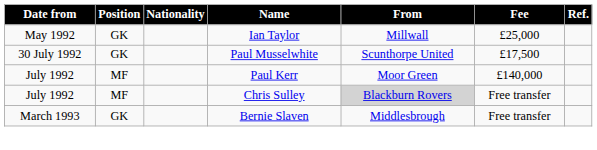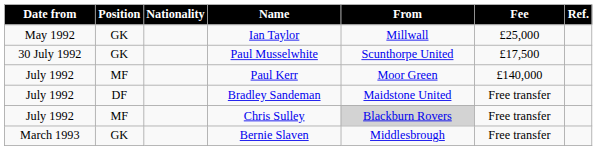+ row: (274, 95)
